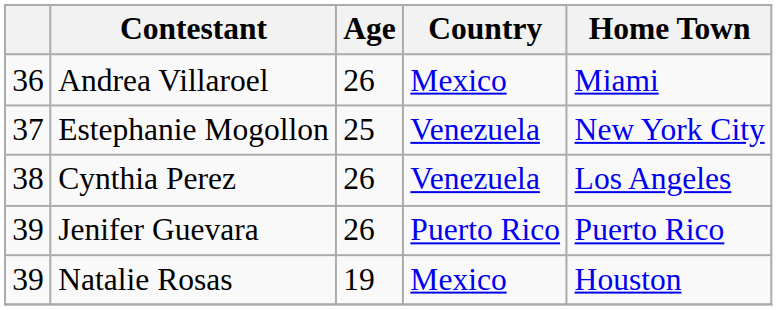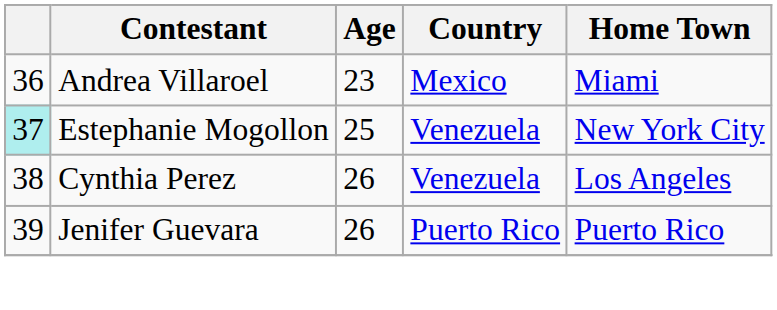(359, 79) 26 -> (359, 79) 23
(28, 129) no background -> (28, 129) paleturquoise background
- row: (145, 279)
